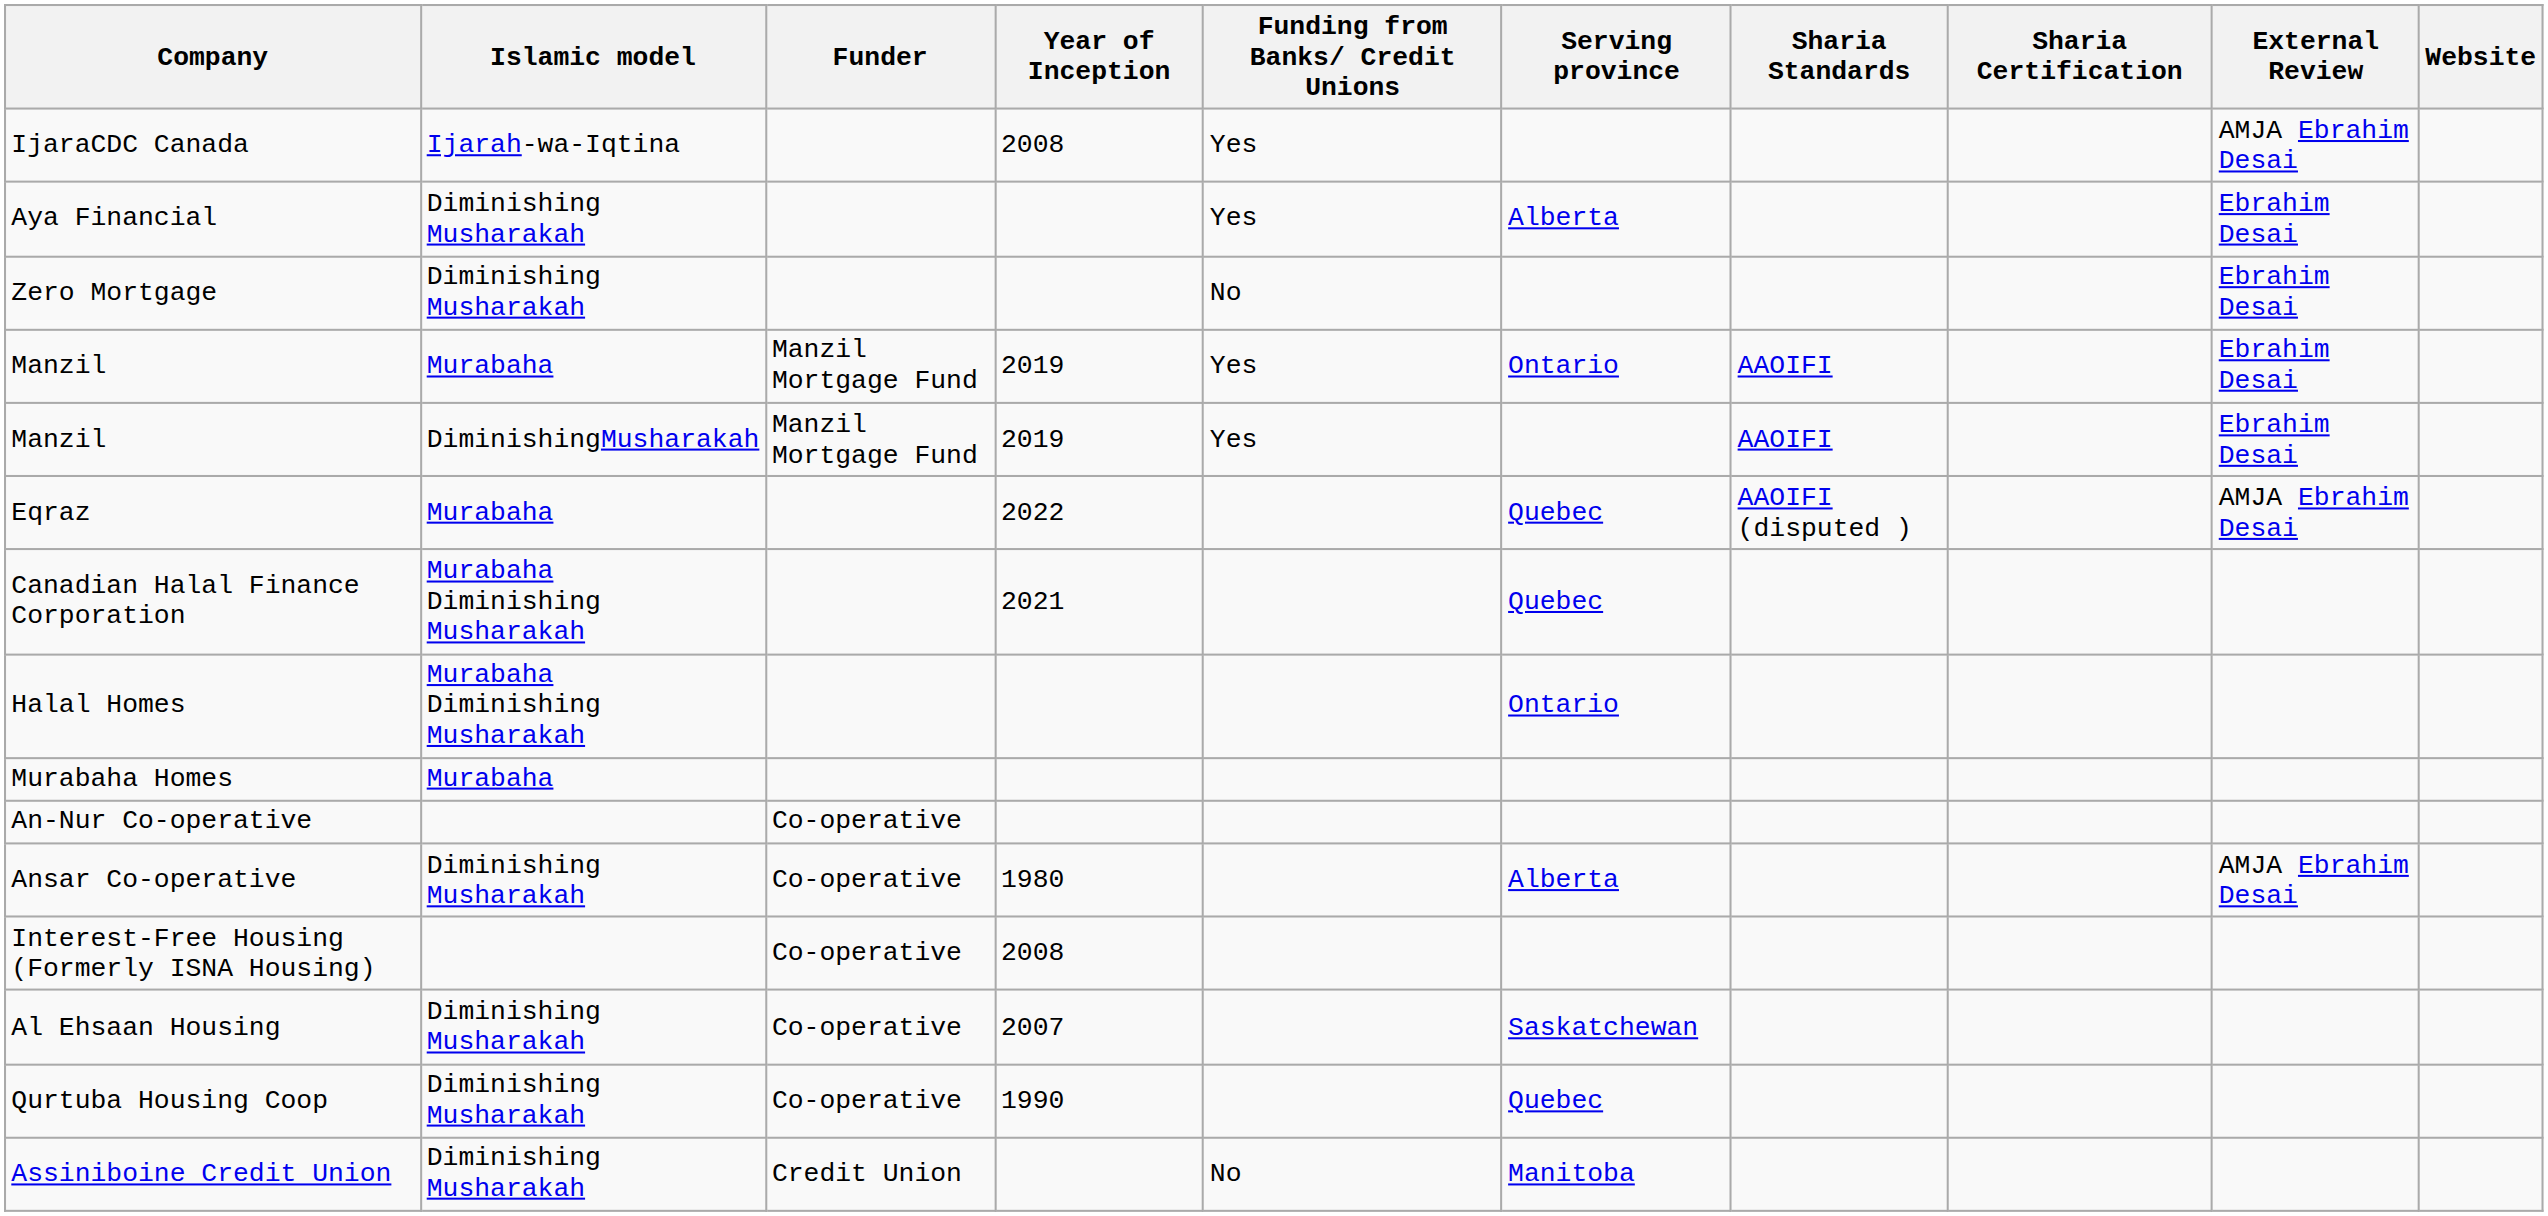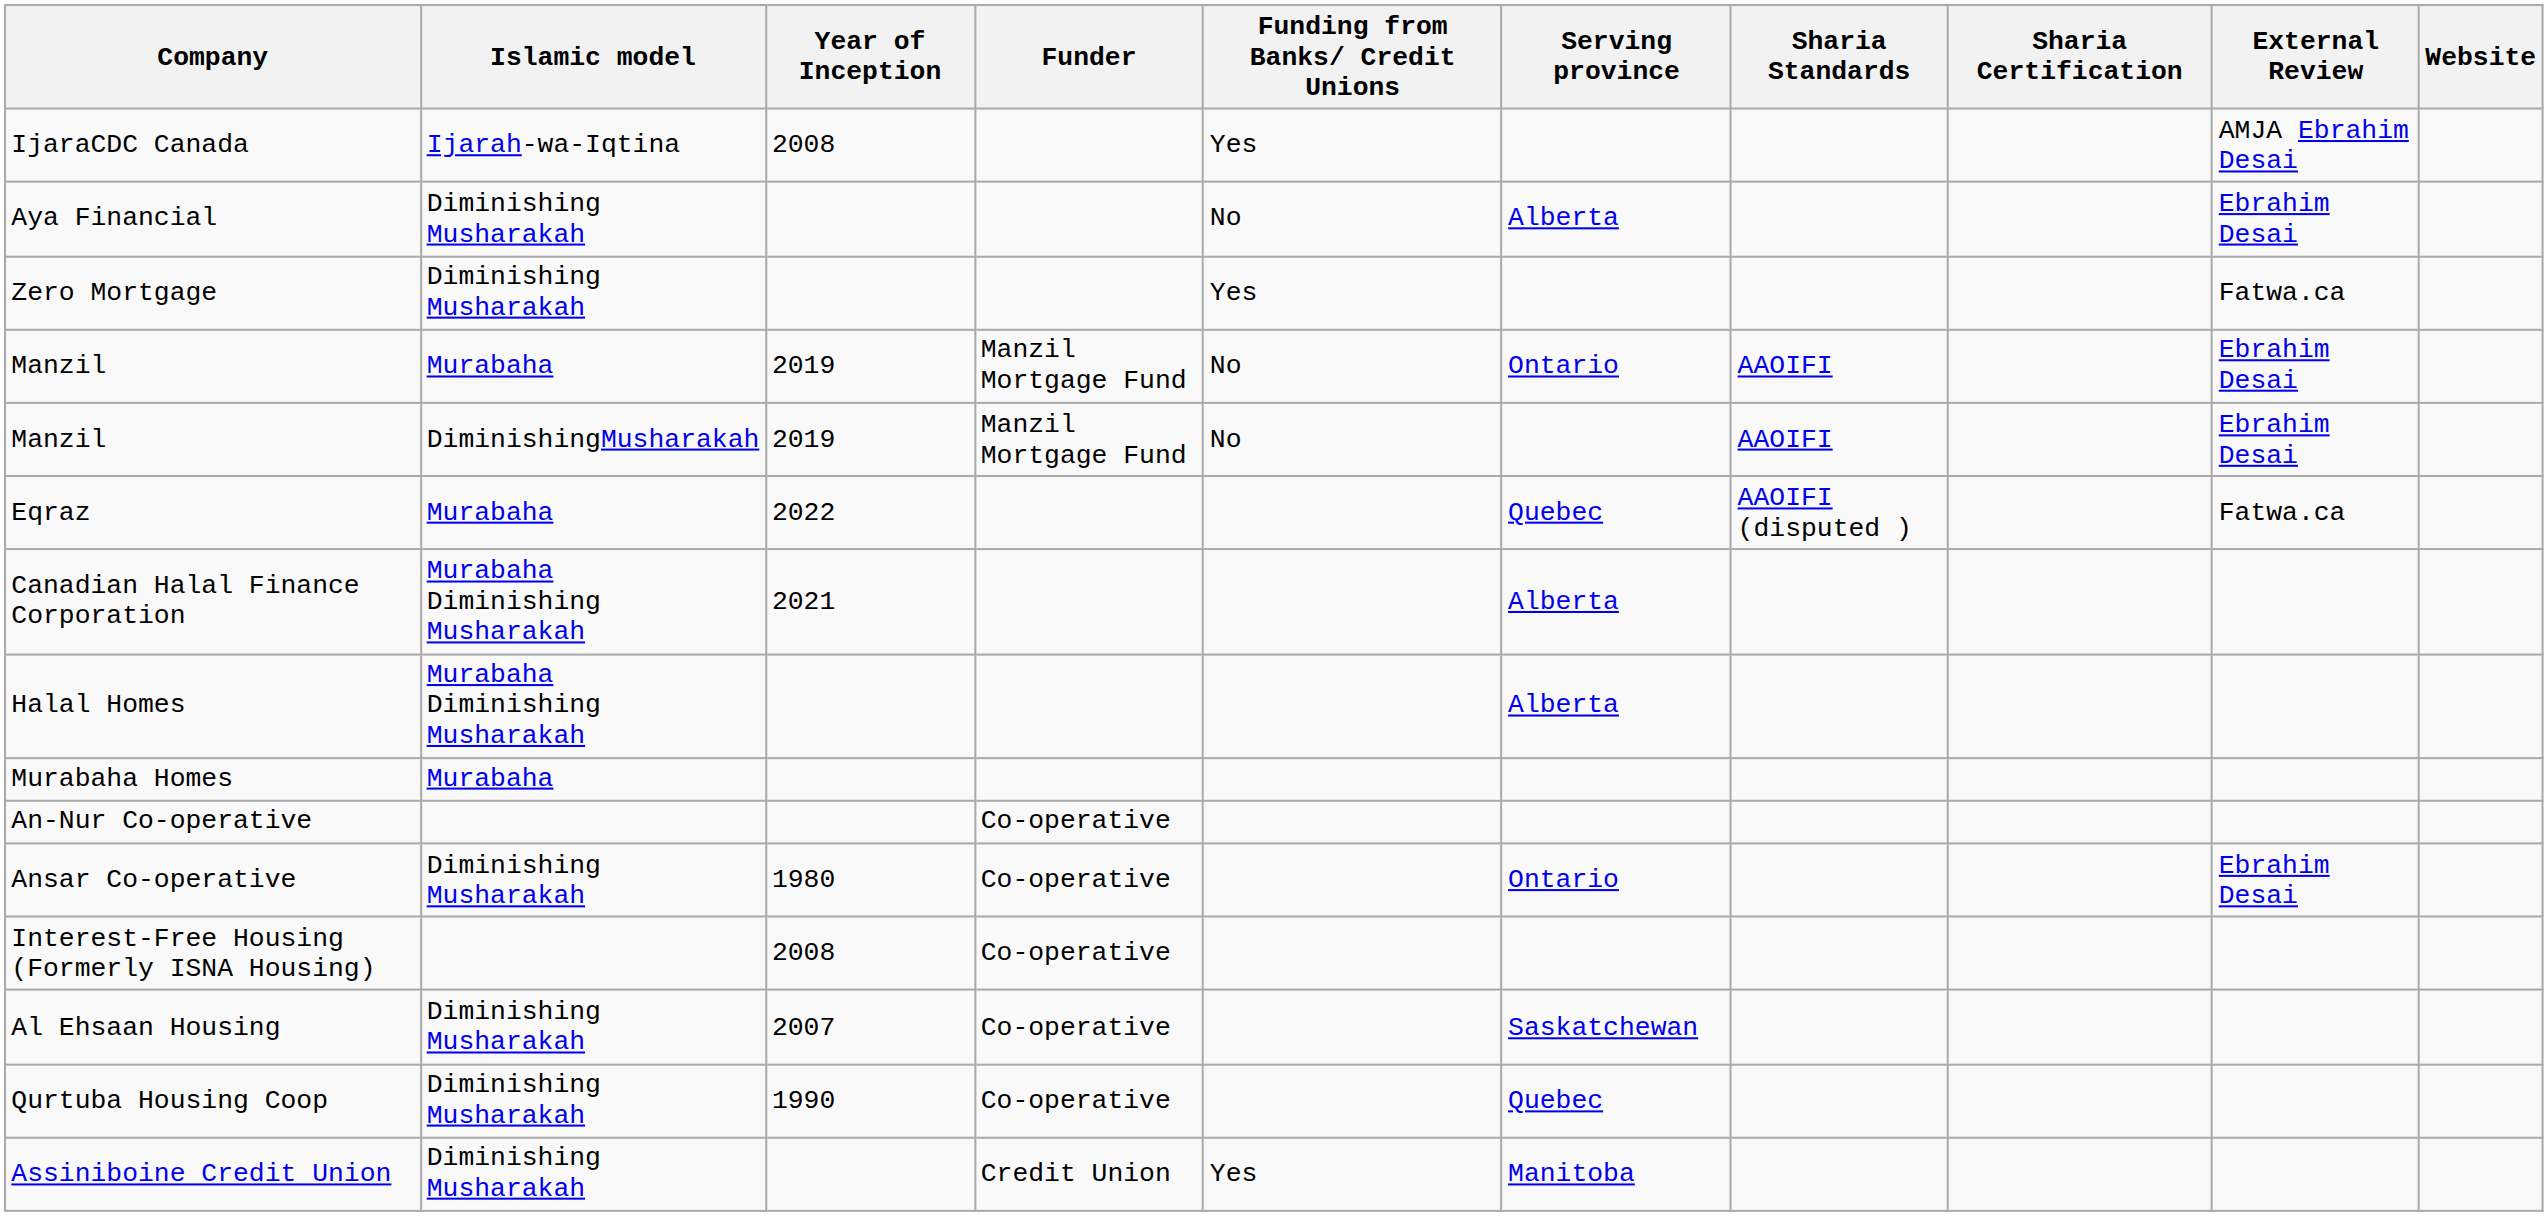columns swapped: (1099, 57) <-> (880, 57)
(1234, 219) Yes -> (1226, 219) No
(1226, 293) No -> (1234, 293) Yes
(2274, 293) Ebrahim Desai -> (2282, 293) Fatwa.ca
(1234, 366) Yes -> (1226, 366) No
(1234, 439) Yes -> (1226, 439) No
(2314, 513) AMJA Ebrahim Desai -> (2282, 513) Fatwa.ca
(1556, 602) Quebec -> (1564, 602) Alberta
(1564, 706) Ontario -> (1564, 706) Alberta
(1564, 880) Alberta -> (1564, 880) Ontario
(2314, 880) AMJA Ebrahim Desai -> (2274, 880) Ebrahim Desai
(1226, 1174) No -> (1234, 1174) Yes
